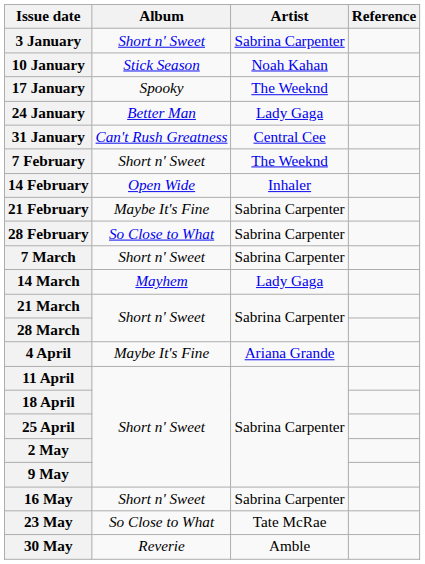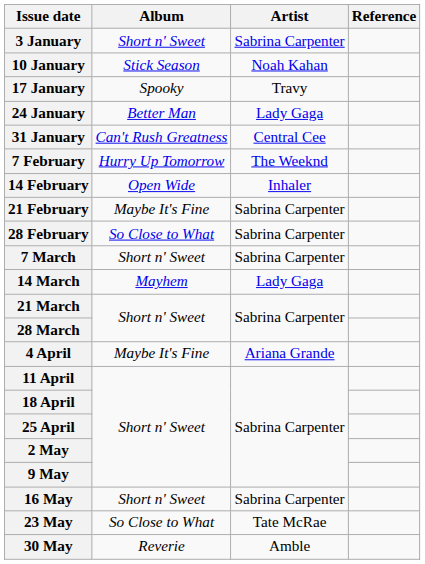(290, 88) The Weeknd -> (290, 88) Travy
(162, 161) Short n' Sweet -> (162, 161) Hurry Up Tomorrow
